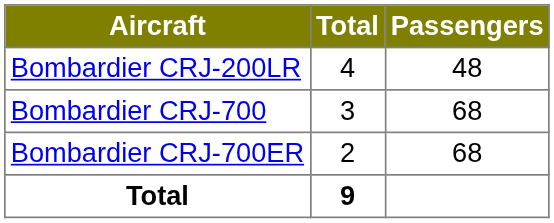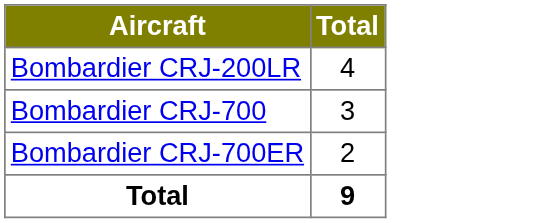- column: (467, 25)
